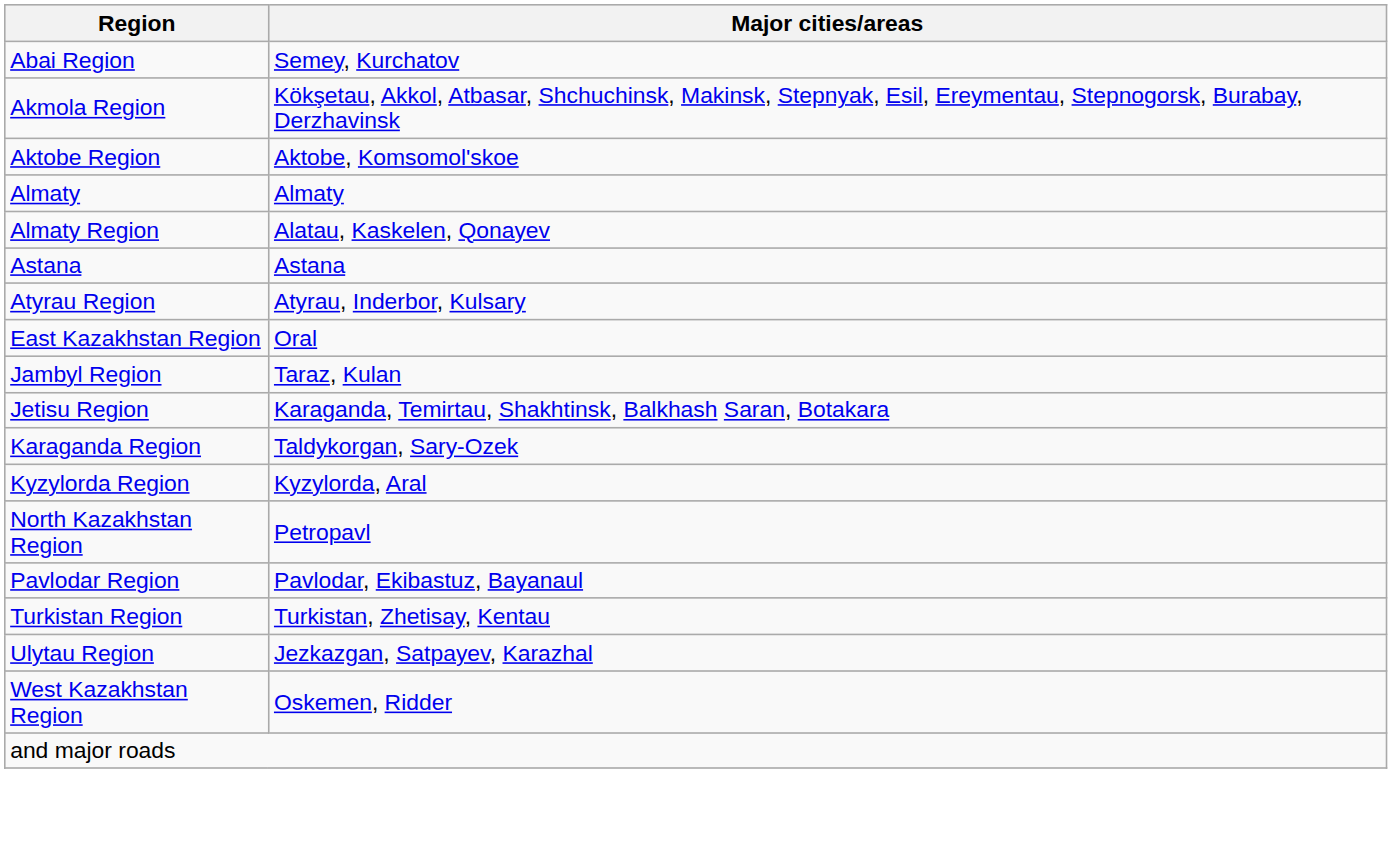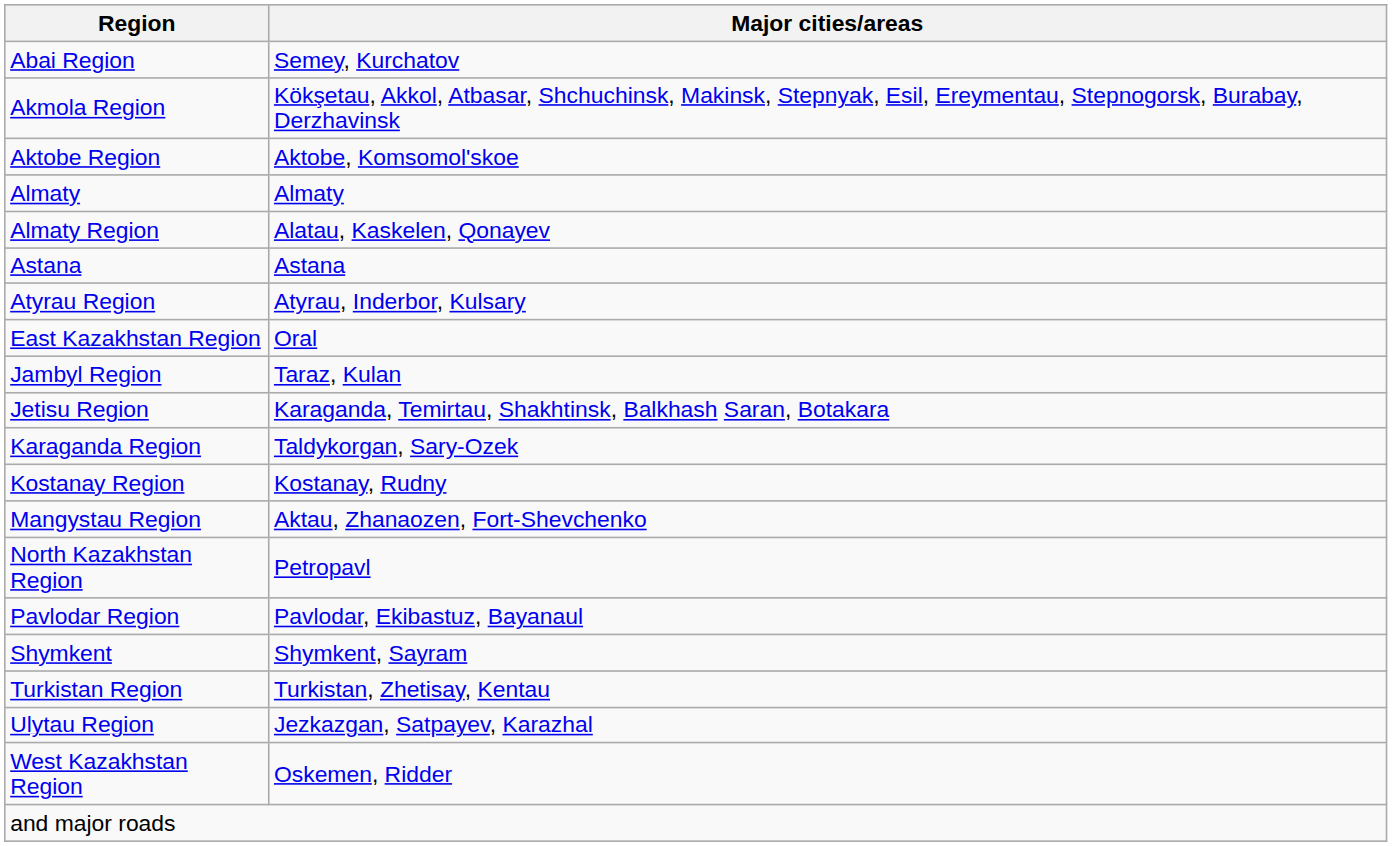+ row: (97, 483)
- row: (100, 483)
+ row: (106, 519)
+ row: (61, 653)
